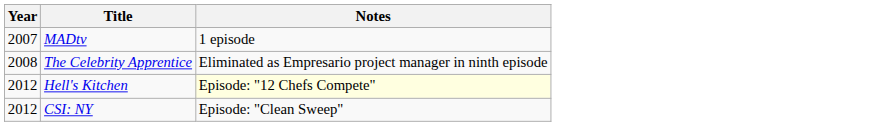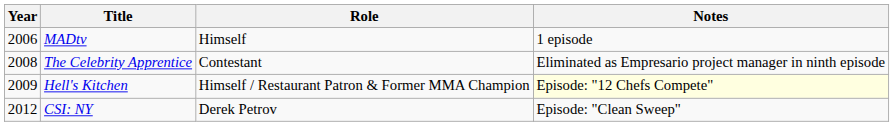+ column: (364, 16)
(23, 39) 2007 -> (23, 39) 2006
(23, 86) 2012 -> (23, 86) 2009
